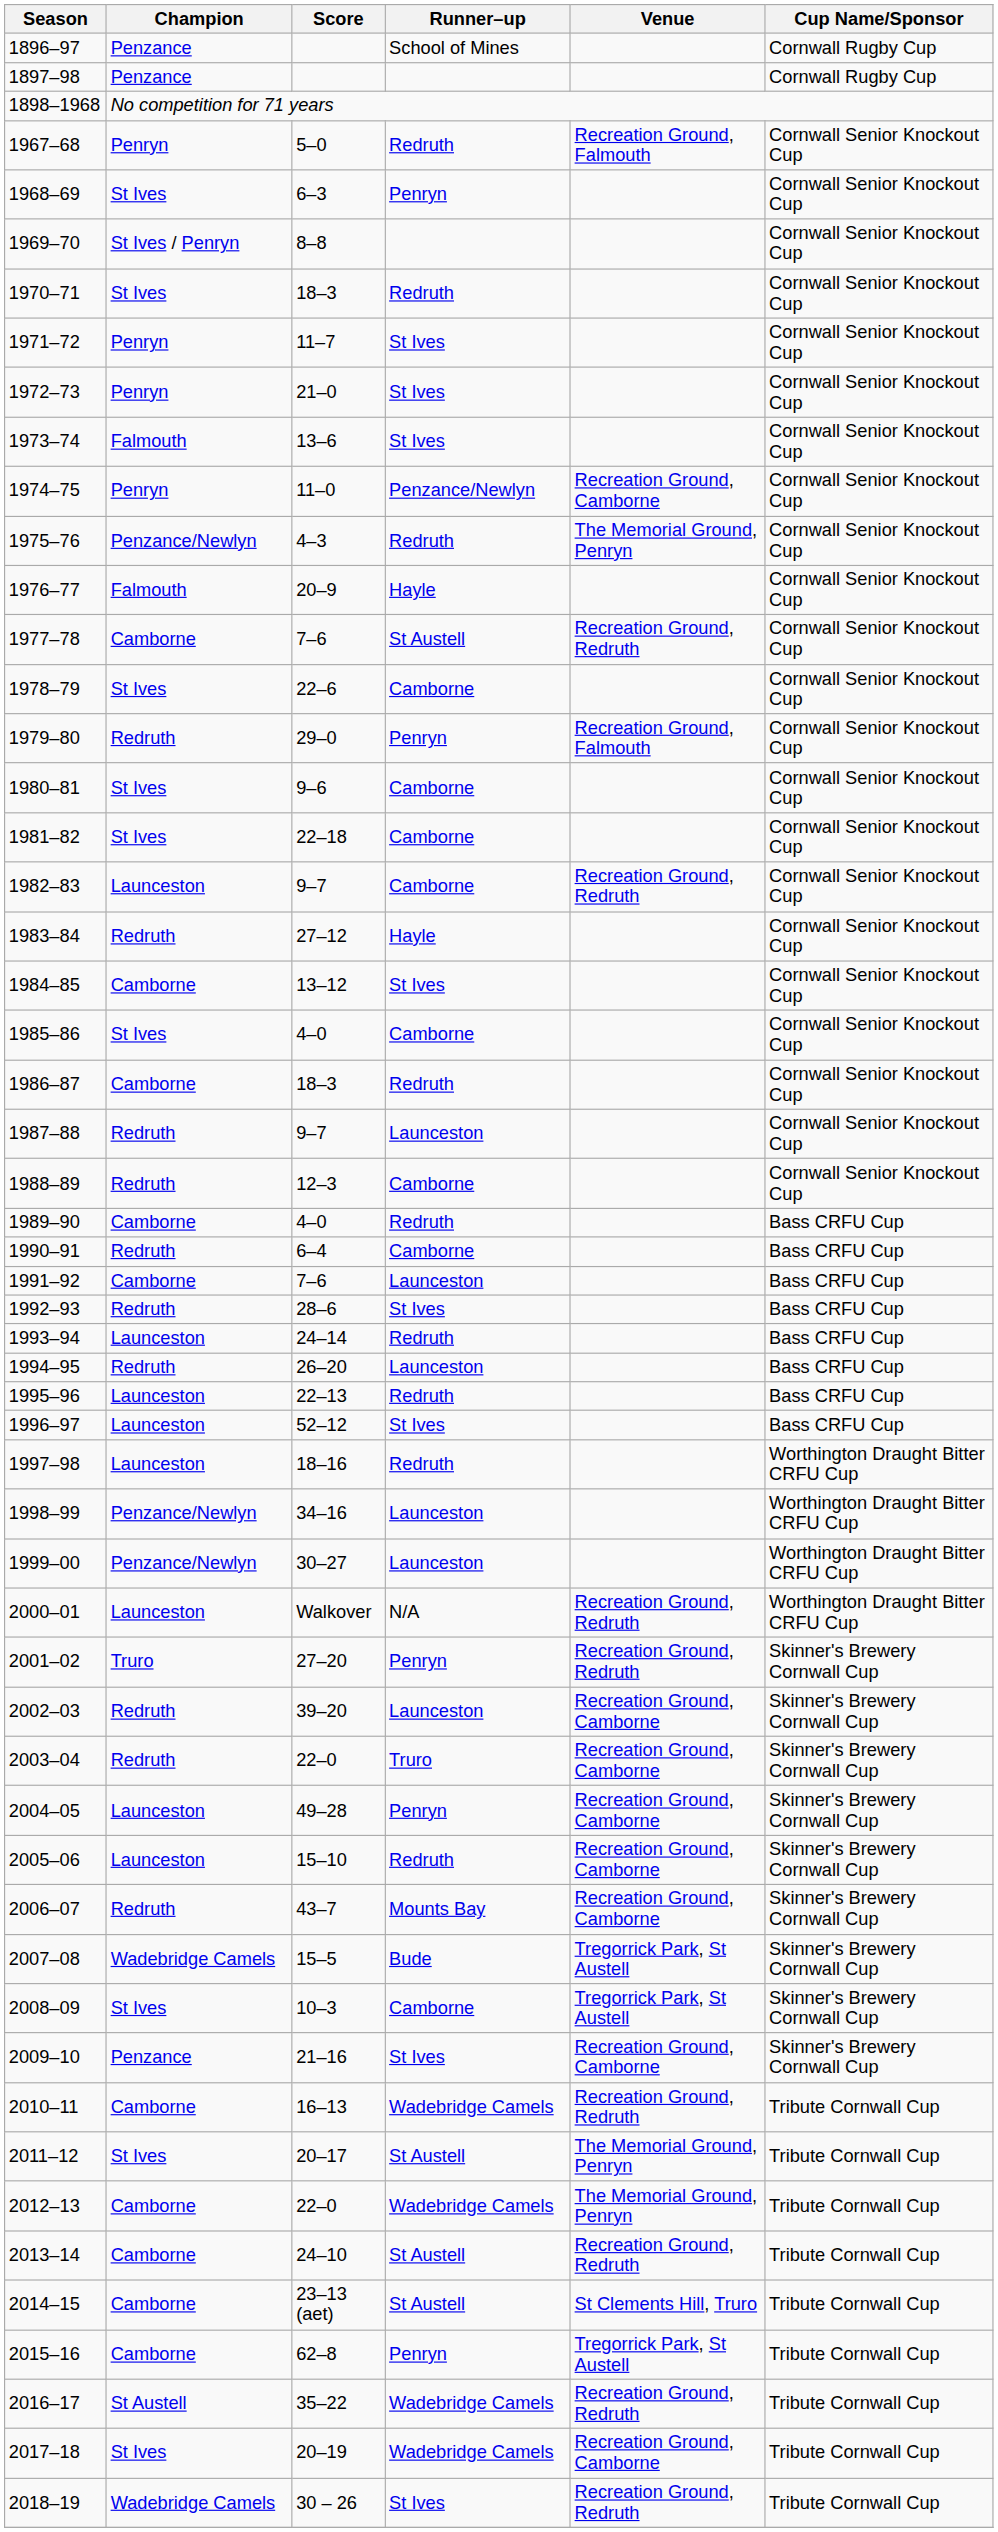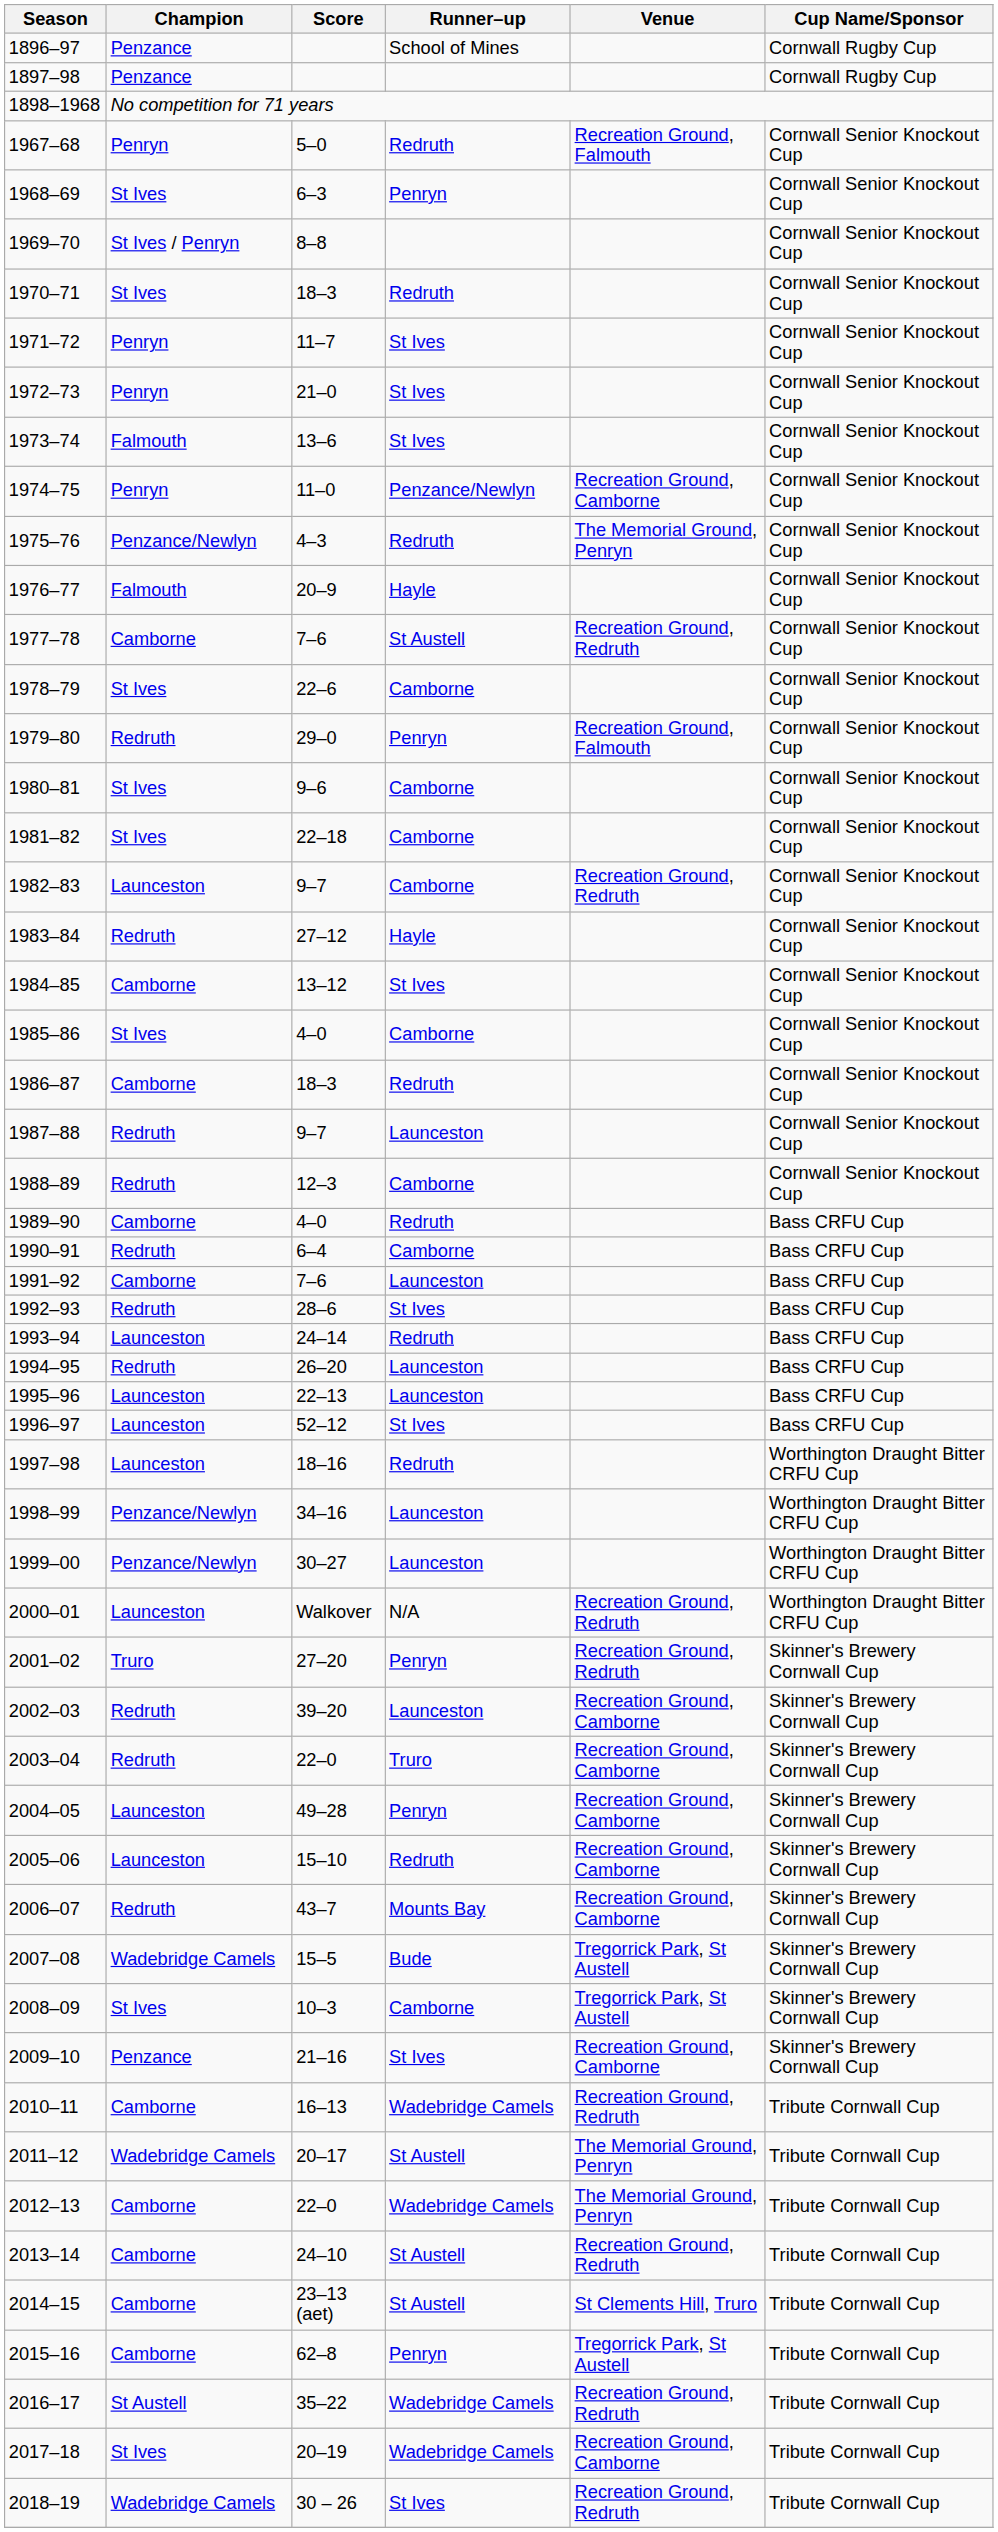(422, 1396) Redruth -> (436, 1396) Launceston
(139, 2156) St Ives -> (193, 2156) Wadebridge Camels
